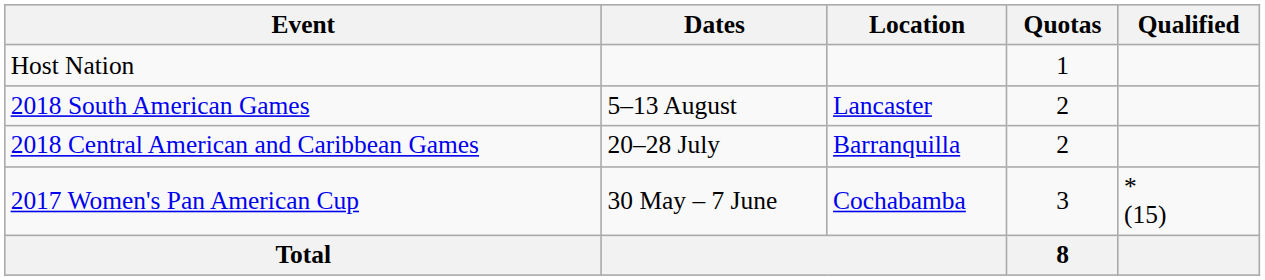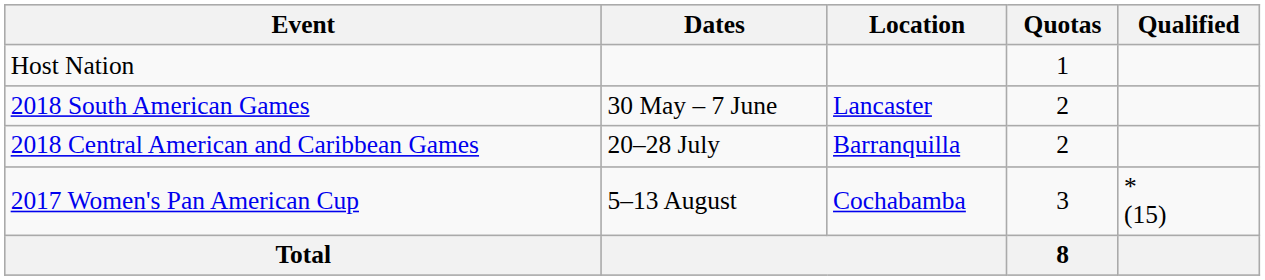(672, 105) 5–13 August -> (692, 105) 30 May – 7 June
(692, 200) 30 May – 7 June -> (672, 200) 5–13 August
